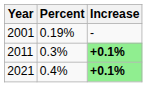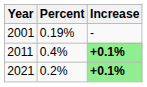(54, 52) 0.3% -> (54, 52) 0.4%
(54, 71) 0.4% -> (54, 71) 0.2%
